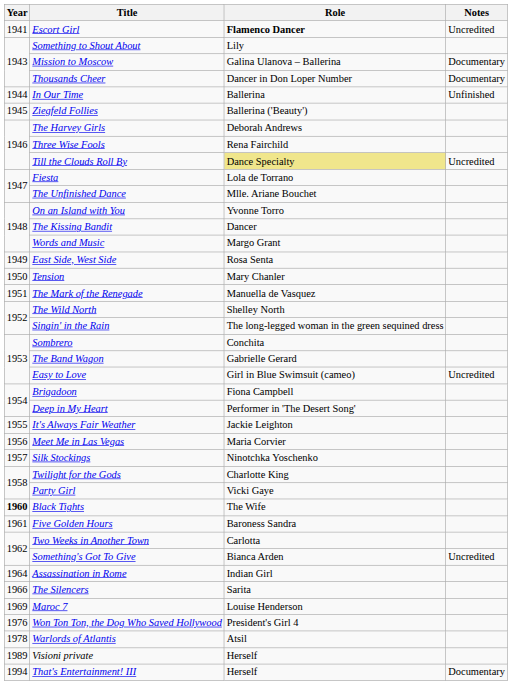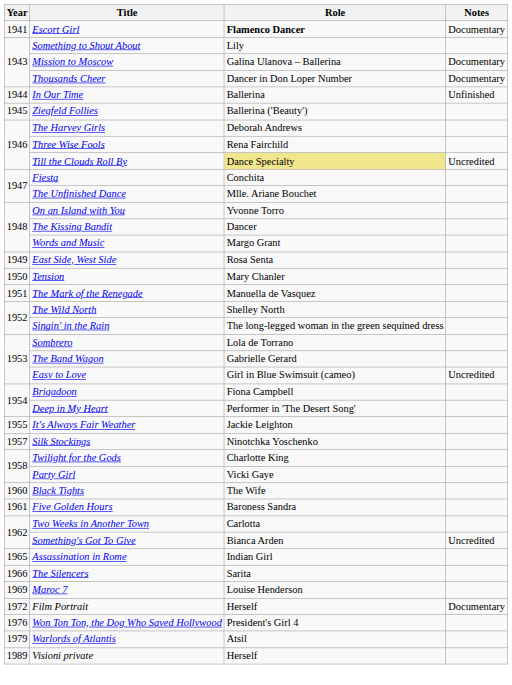(471, 29) Uncredited -> (477, 29) Documentary
(260, 177) Lola de Torrano -> (245, 177) Conchita
(245, 342) Conchita -> (260, 342) Lola de Torrano
- row: (78, 441)
(17, 507) bold -> (17, 491) normal
(17, 573) 1964 -> (17, 557) 1965
+ row: (60, 606)
(17, 639) 1978 -> (17, 639) 1979
- row: (84, 672)
